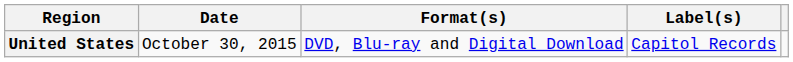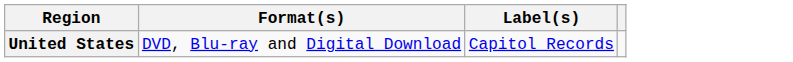- column: (219, 18)
